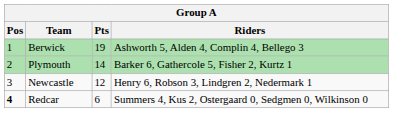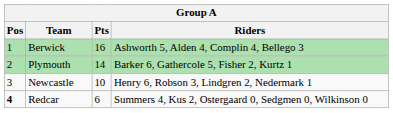(100, 47) 19 -> (100, 47) 16
(100, 82) 12 -> (100, 82) 10
